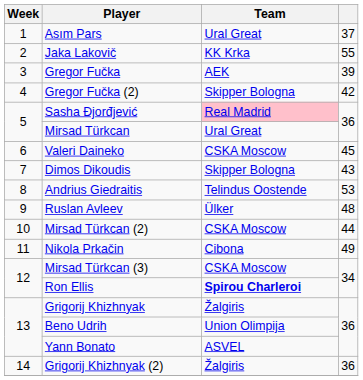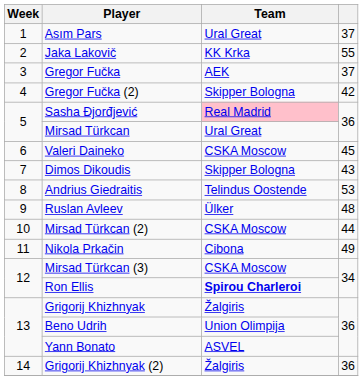(348, 72) 39 -> (348, 72) 37
